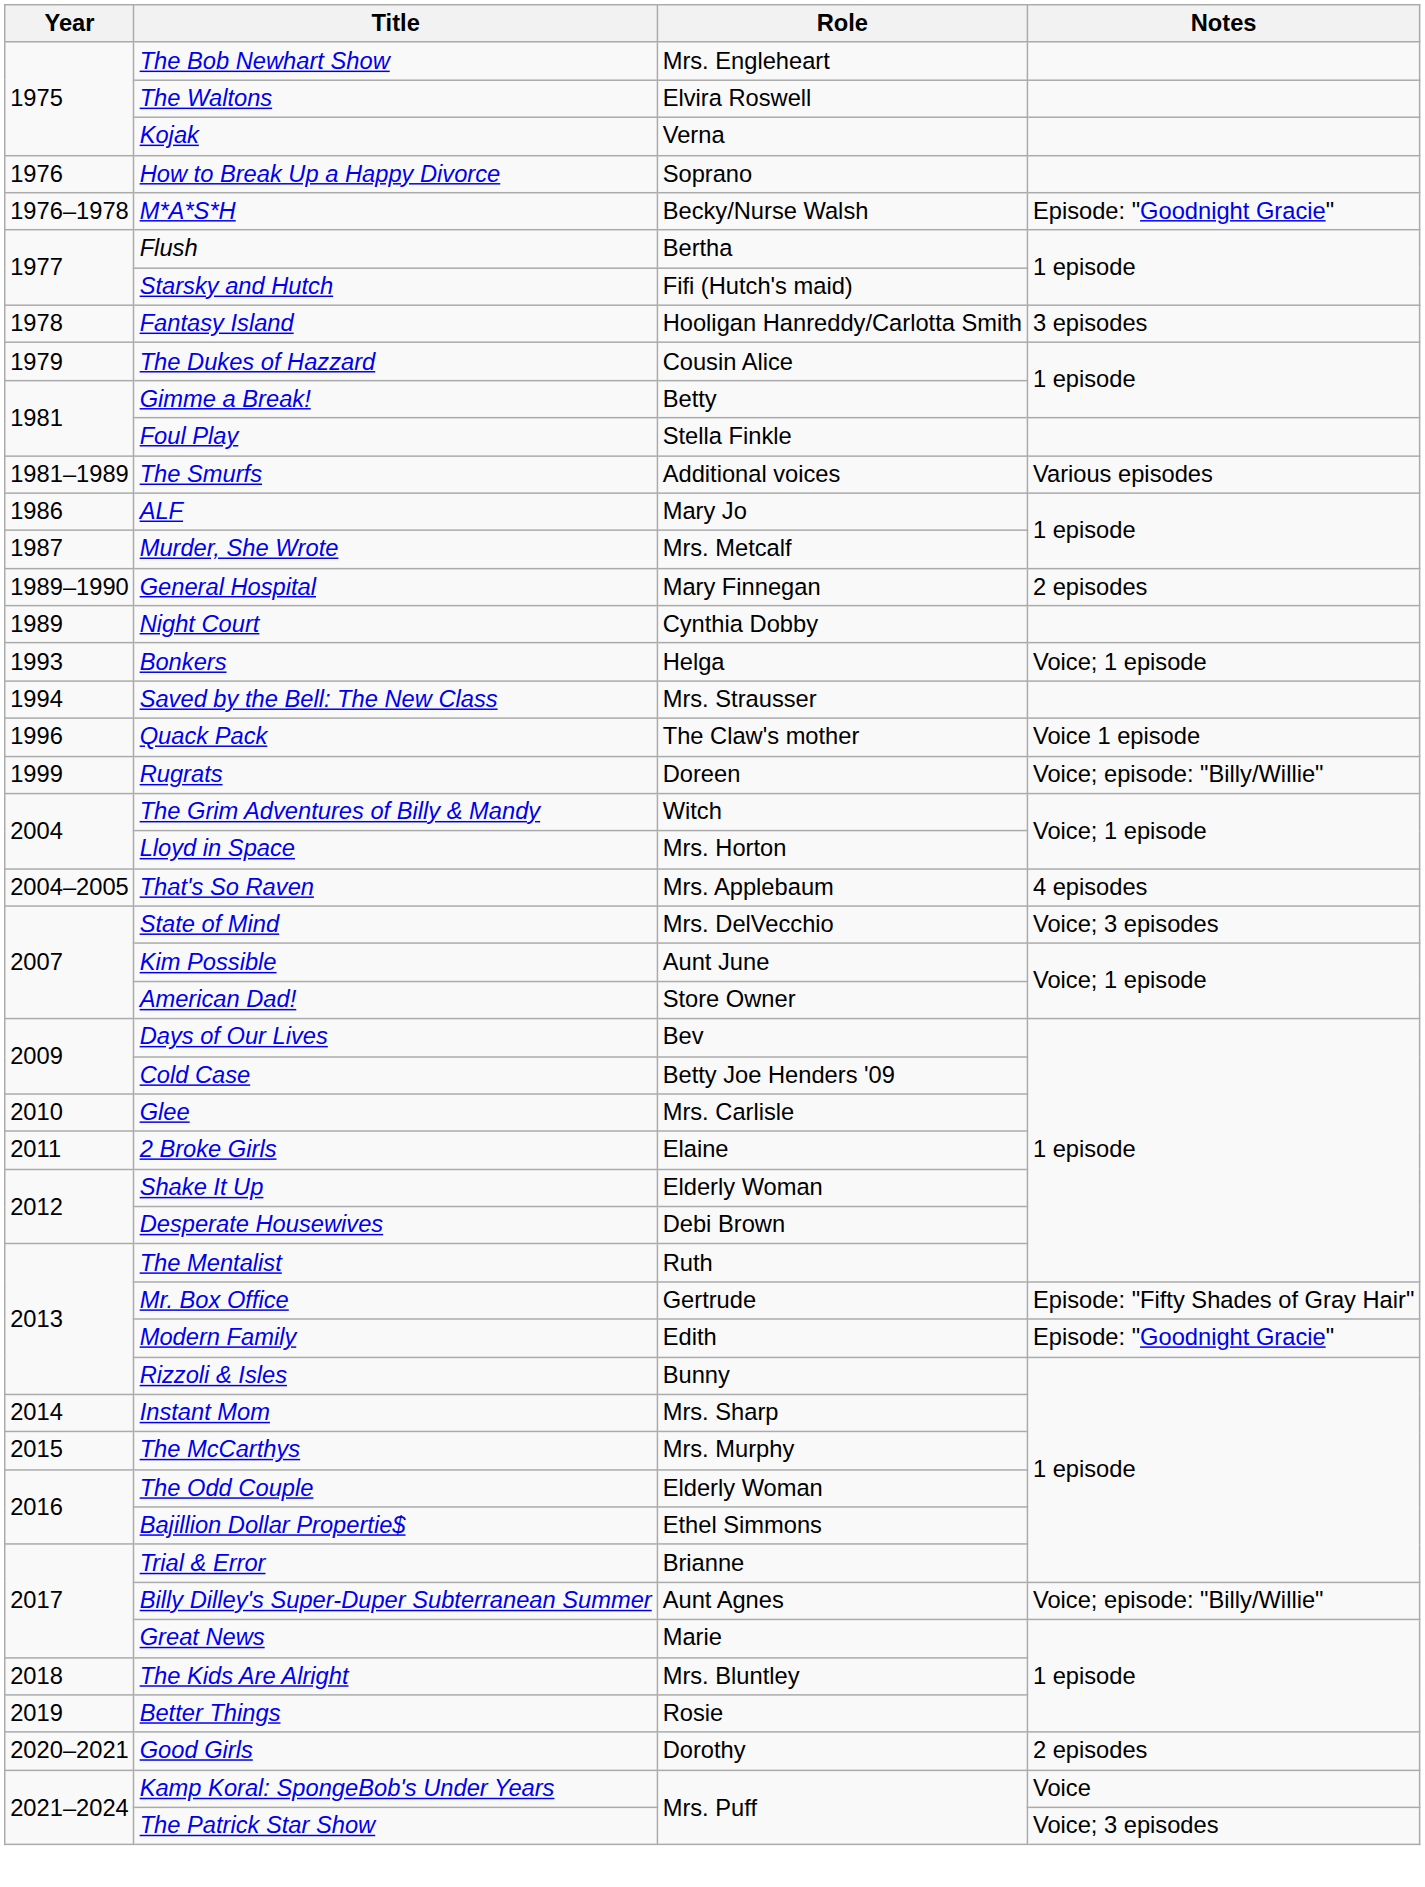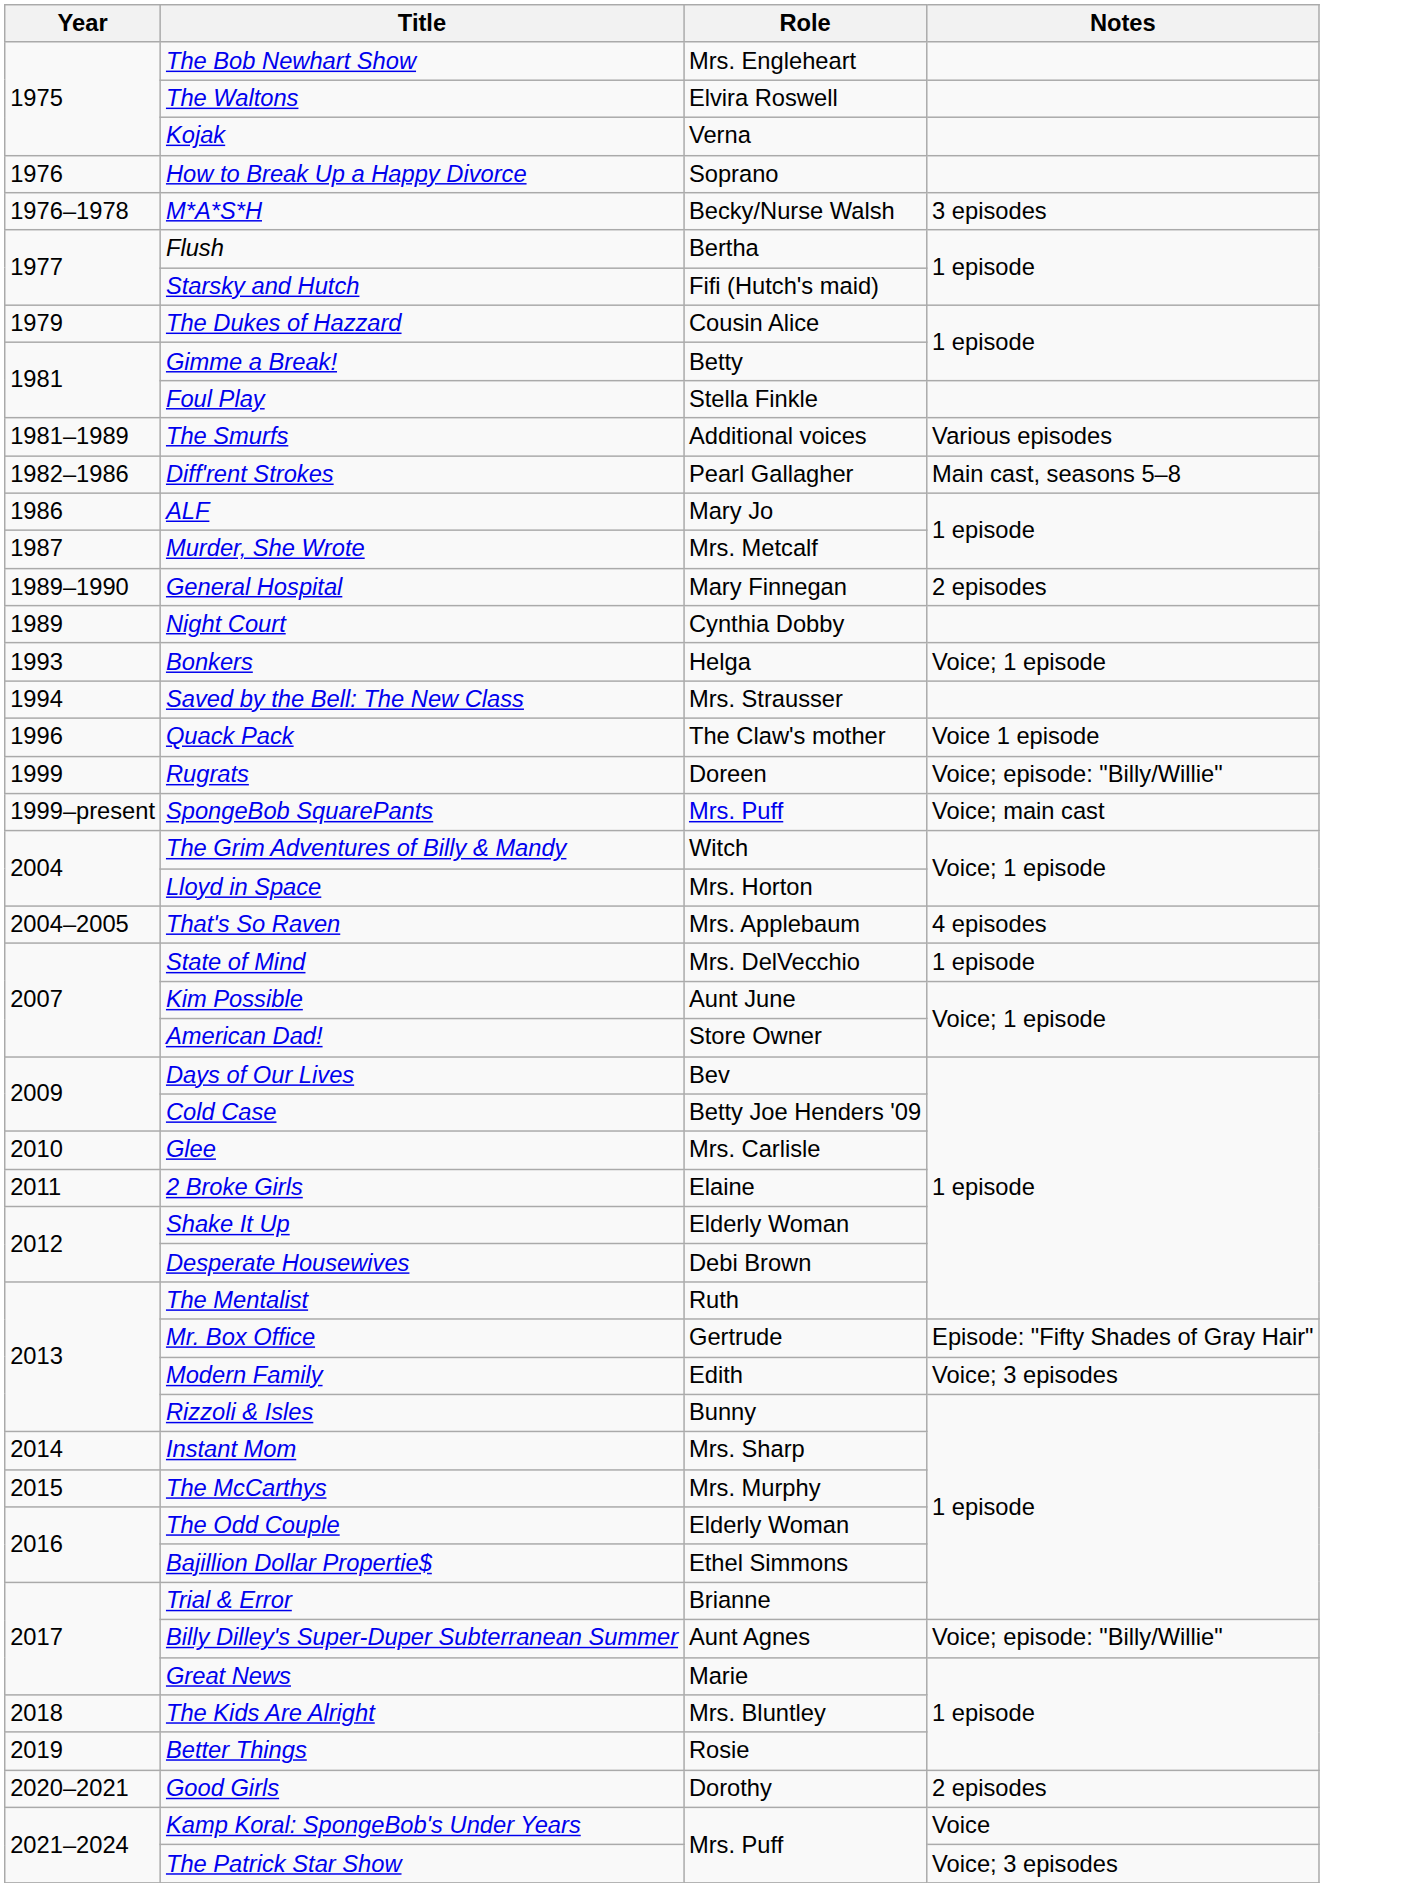(1184, 211) Episode: "Goodnight Gracie" -> (989, 211) 3 episodes
- row: (217, 323)
+ row: (250, 473)
+ row: (300, 811)
(1126, 924) Voice; 3 episodes -> (983, 962) 1 episode
(1184, 1337) Episode: "Goodnight Gracie" -> (1025, 1375) Voice; 3 episodes
